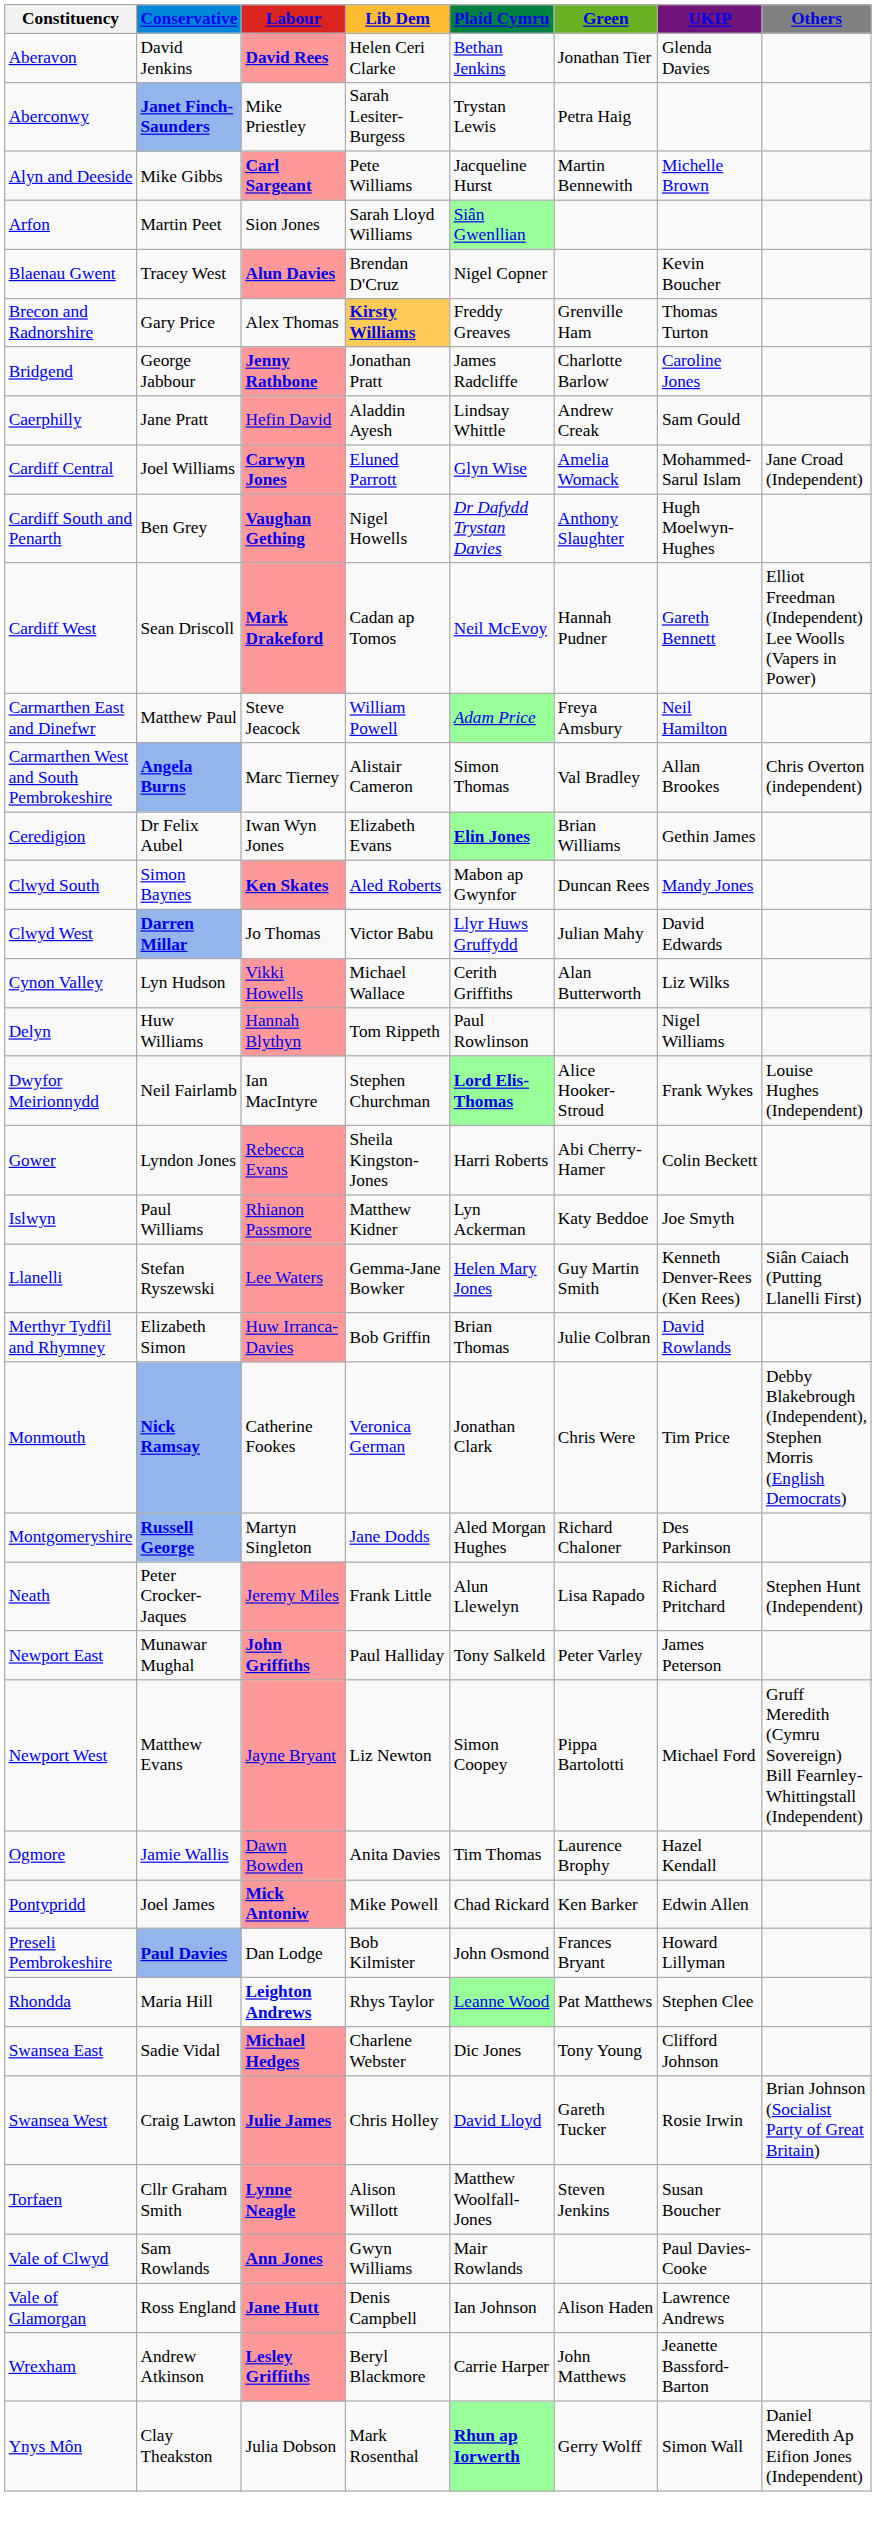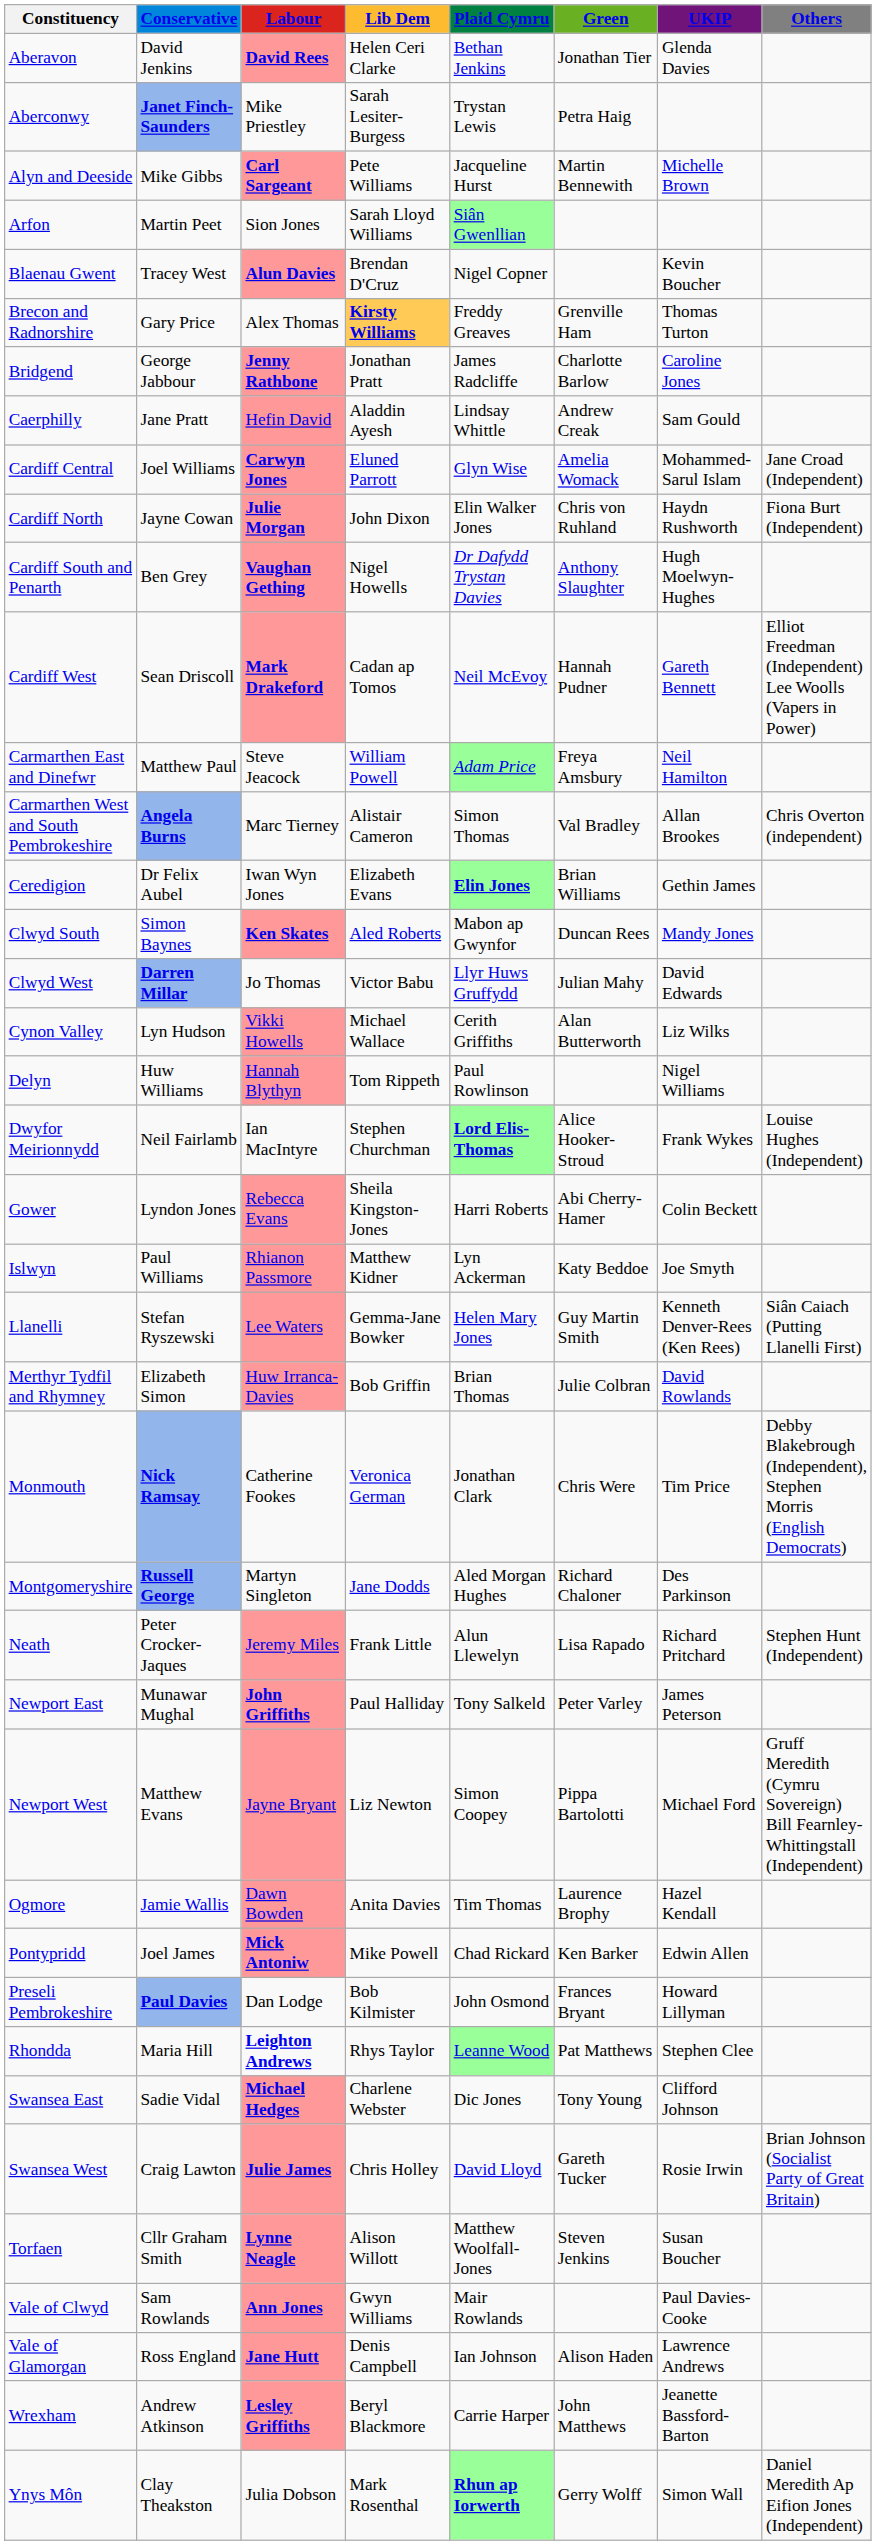+ row: (56, 518)
